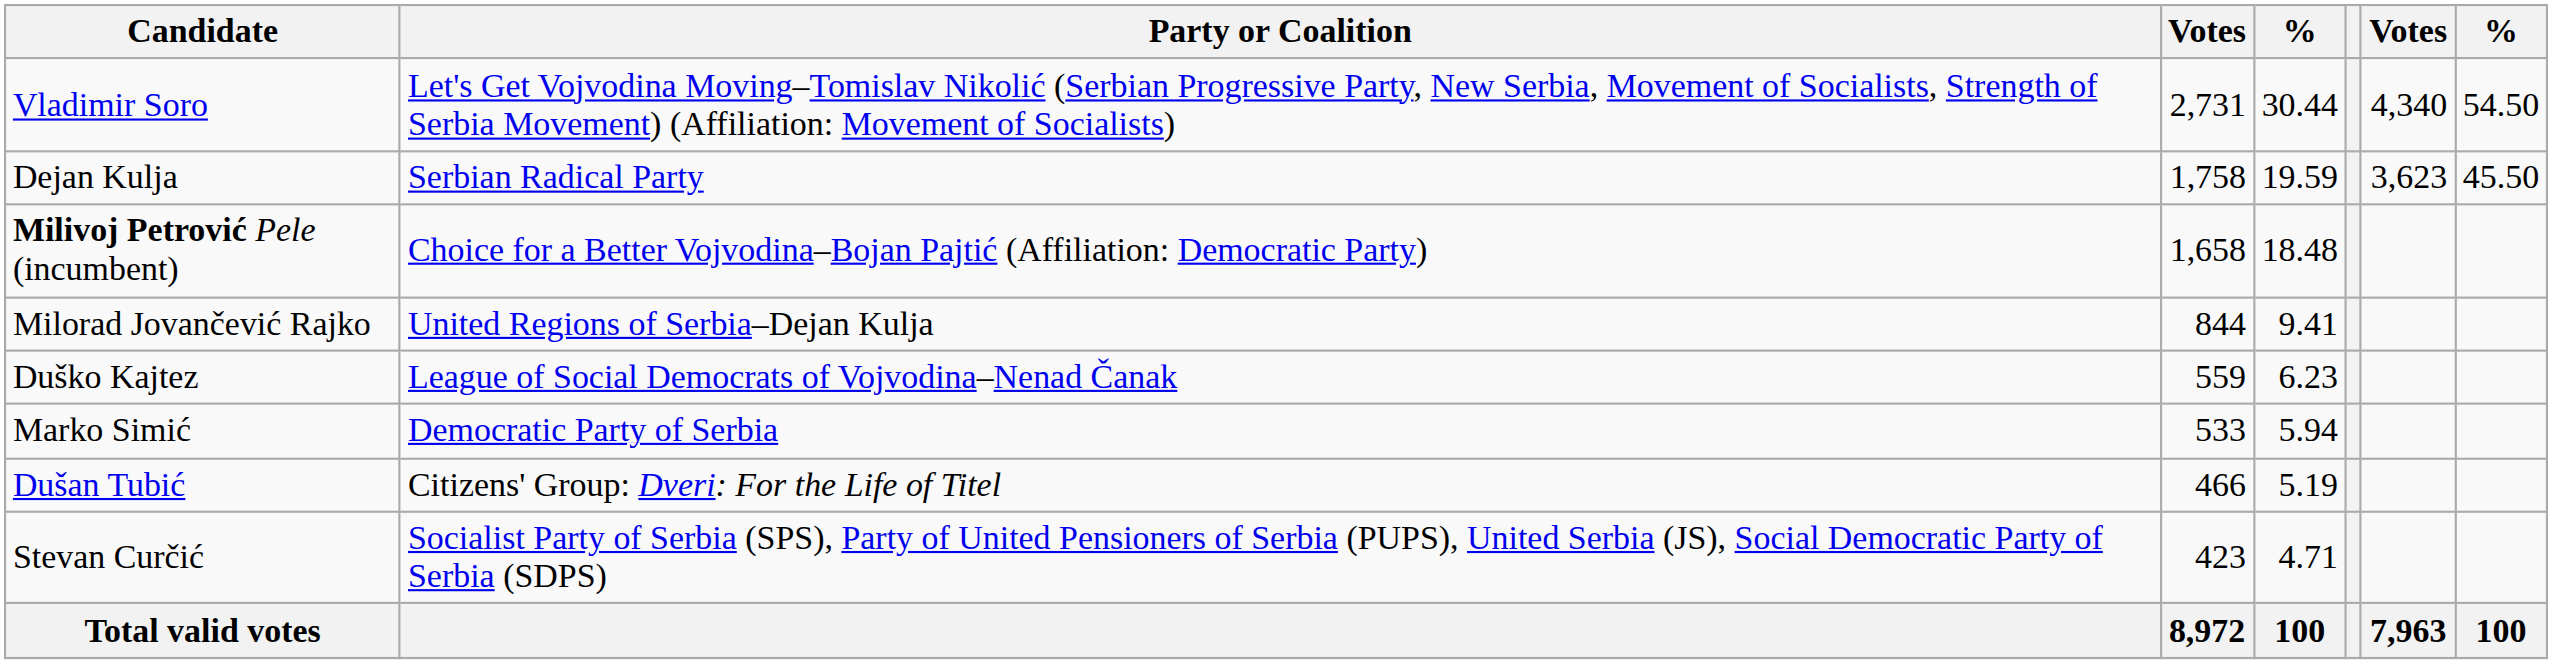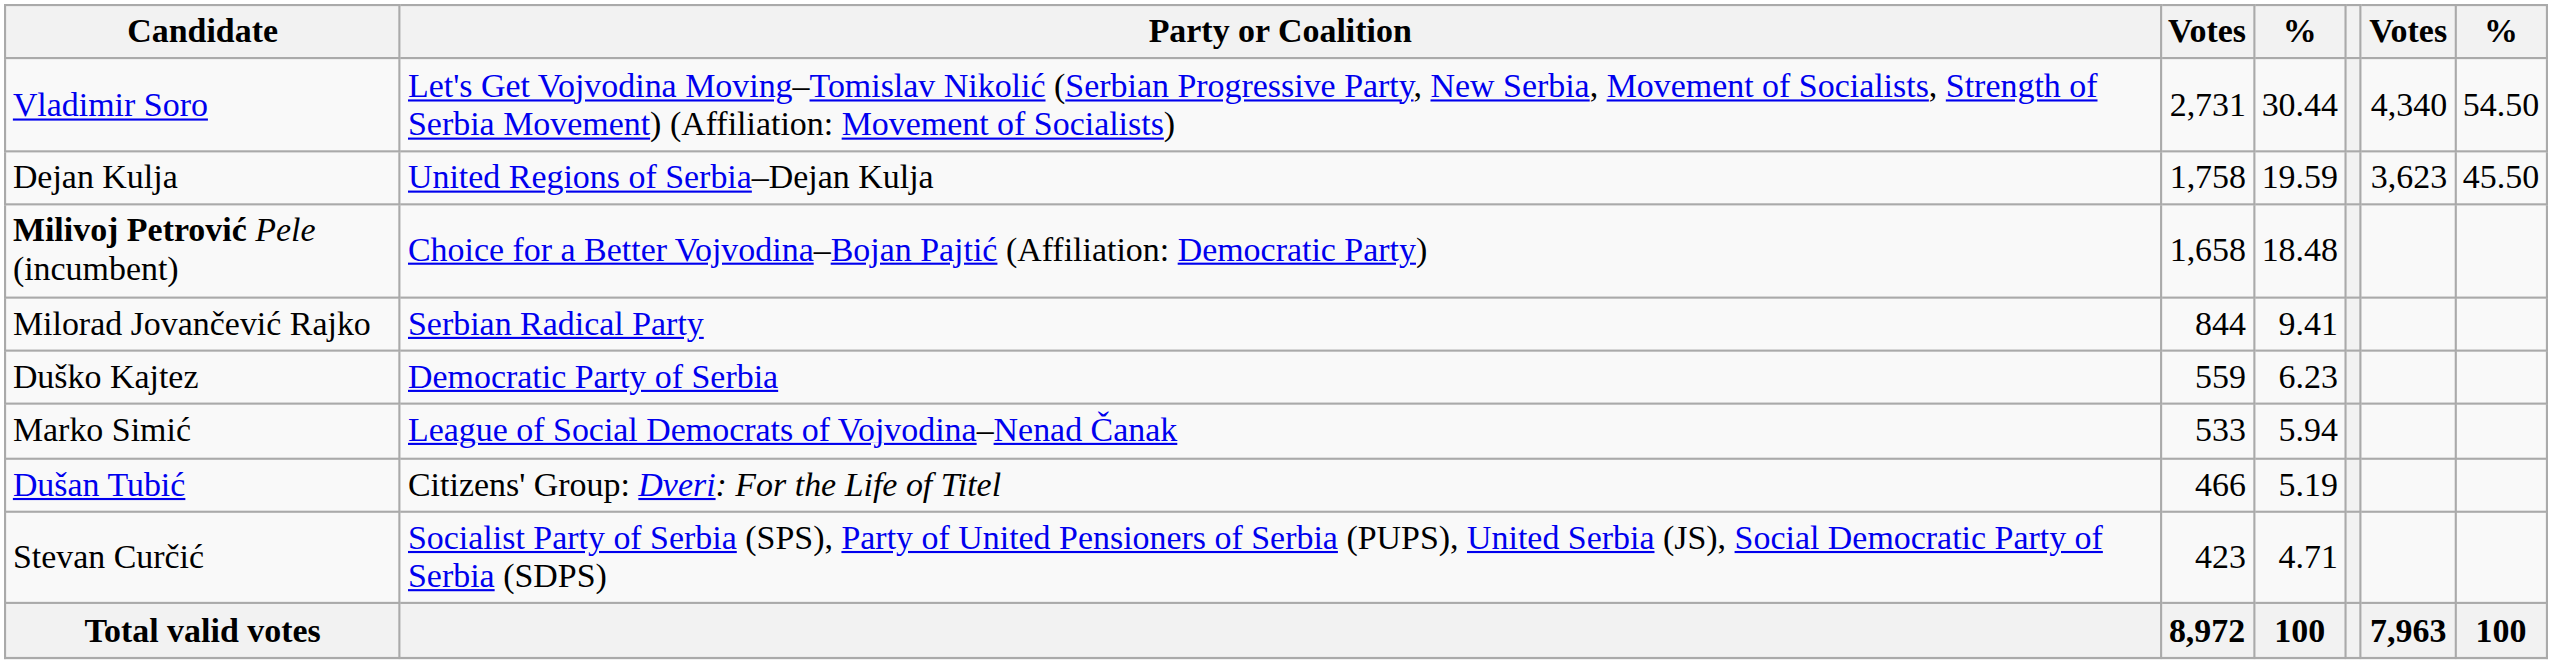(556, 177) Serbian Radical Party -> (671, 177) United Regions of Serbia–Dejan Kulja
(671, 322) United Regions of Serbia–Dejan Kulja -> (556, 322) Serbian Radical Party
(793, 376) League of Social Democrats of Vojvodina–Nenad Čanak -> (593, 376) Democratic Party of Serbia
(593, 430) Democratic Party of Serbia -> (793, 430) League of Social Democrats of Vojvodina–Nenad Čanak
